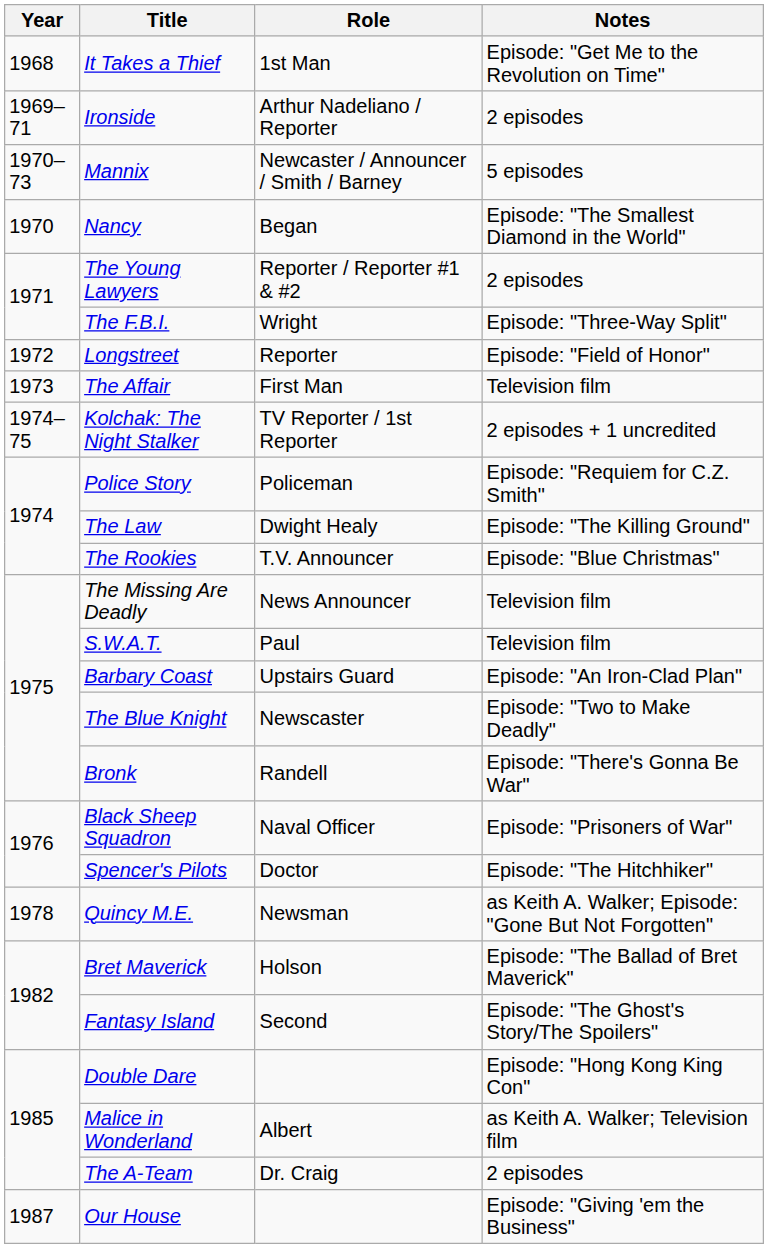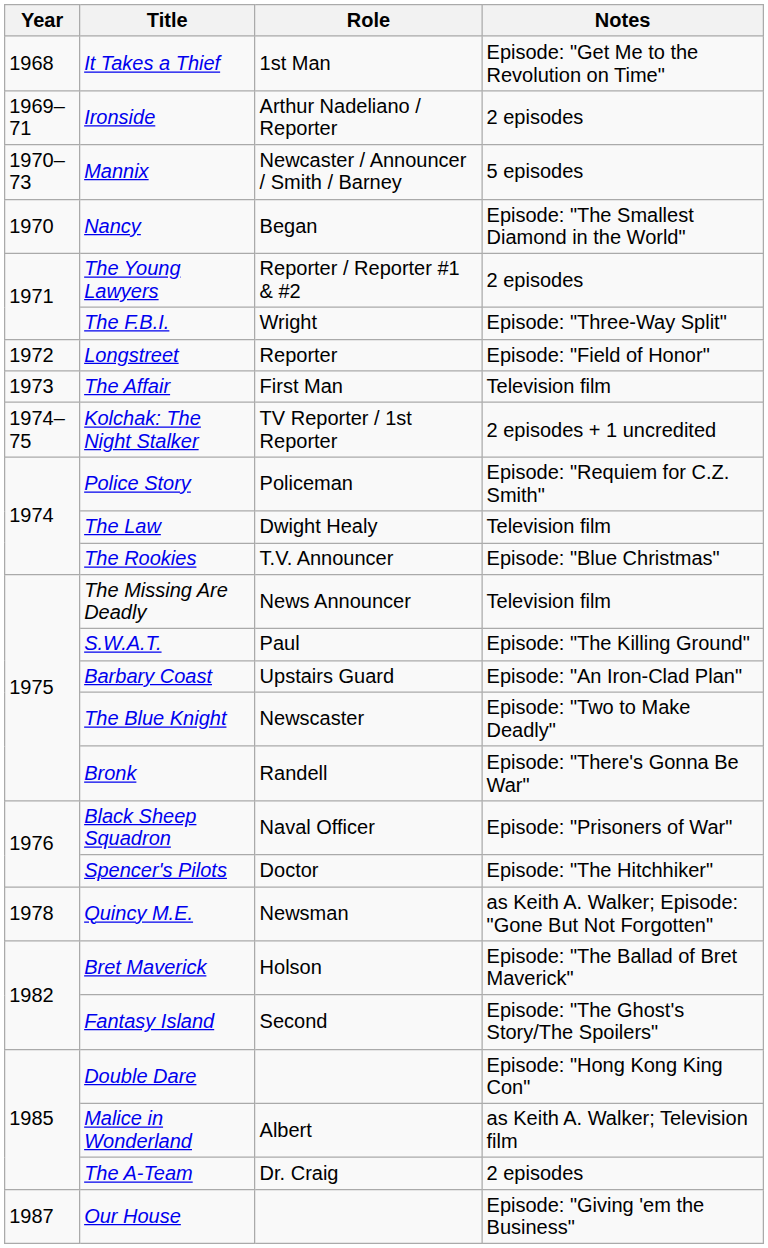(618, 526) Episode: "The Killing Ground" -> (549, 526) Television film
(549, 644) Television film -> (618, 644) Episode: "The Killing Ground"
